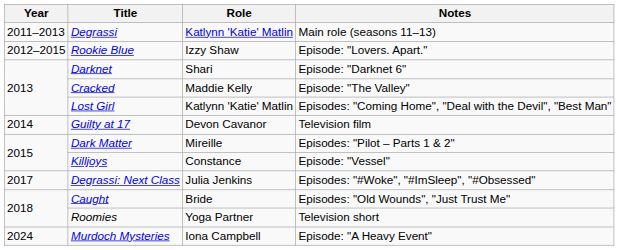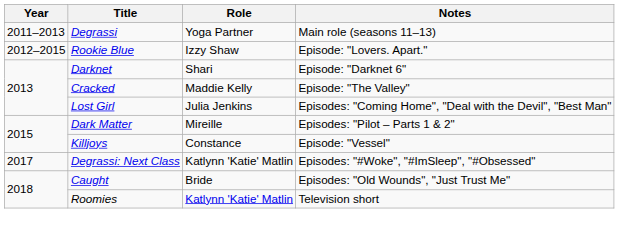(239, 32) Katlynn 'Katie' Matlin -> (219, 32) Yoga Partner
(239, 106) Katlynn 'Katie' Matlin -> (219, 106) Julia Jenkins
- row: (100, 124)
(219, 180) Julia Jenkins -> (239, 161) Katlynn 'Katie' Matlin
(219, 217) Yoga Partner -> (239, 198) Katlynn 'Katie' Matlin
- row: (120, 236)
